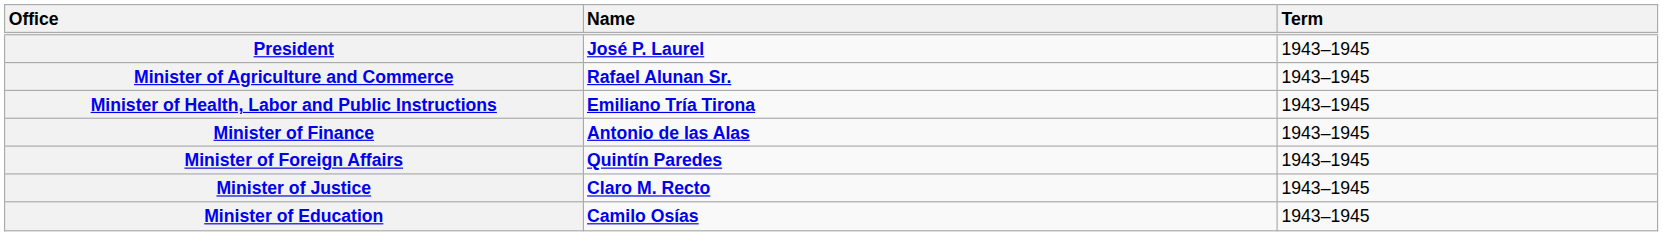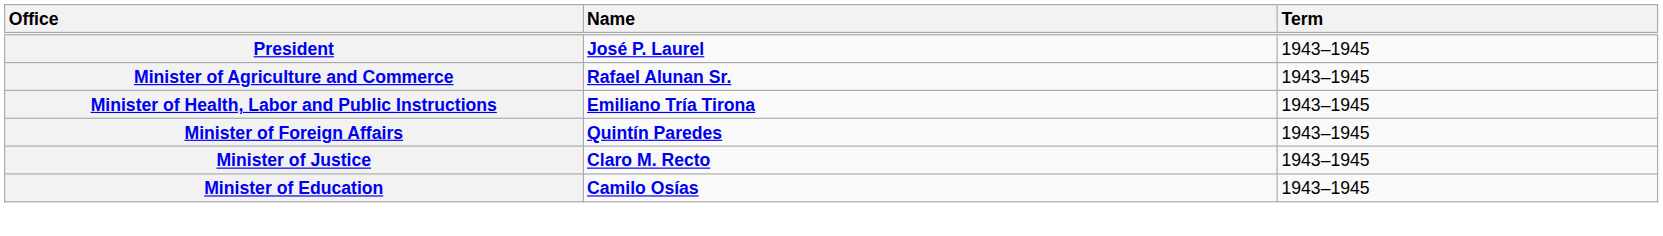- row: (294, 133)
